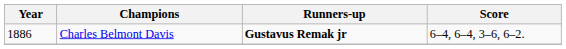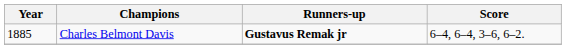(19, 33) 1886 -> (19, 33) 1885
